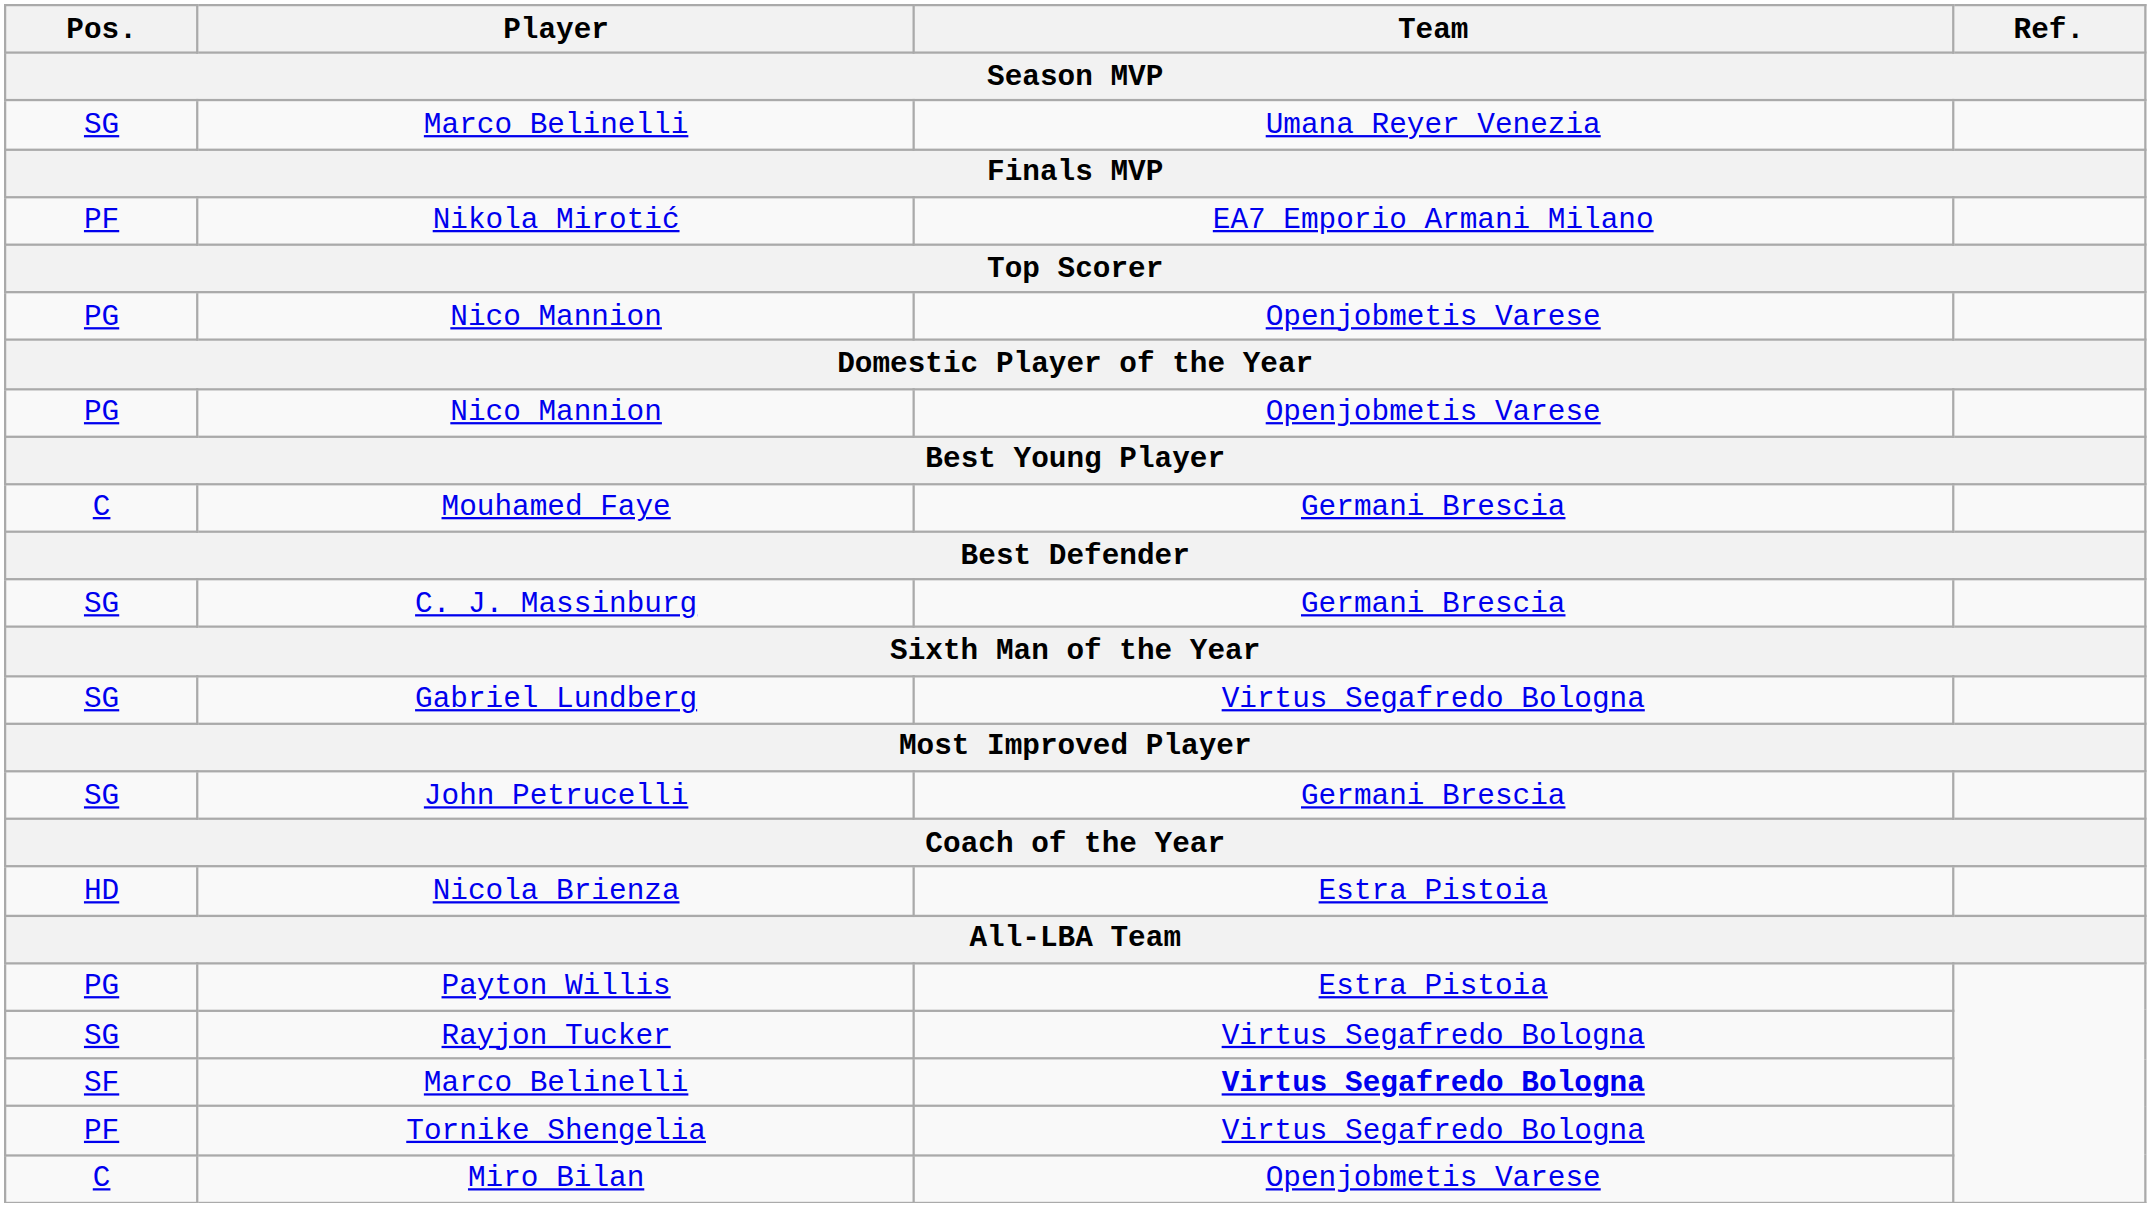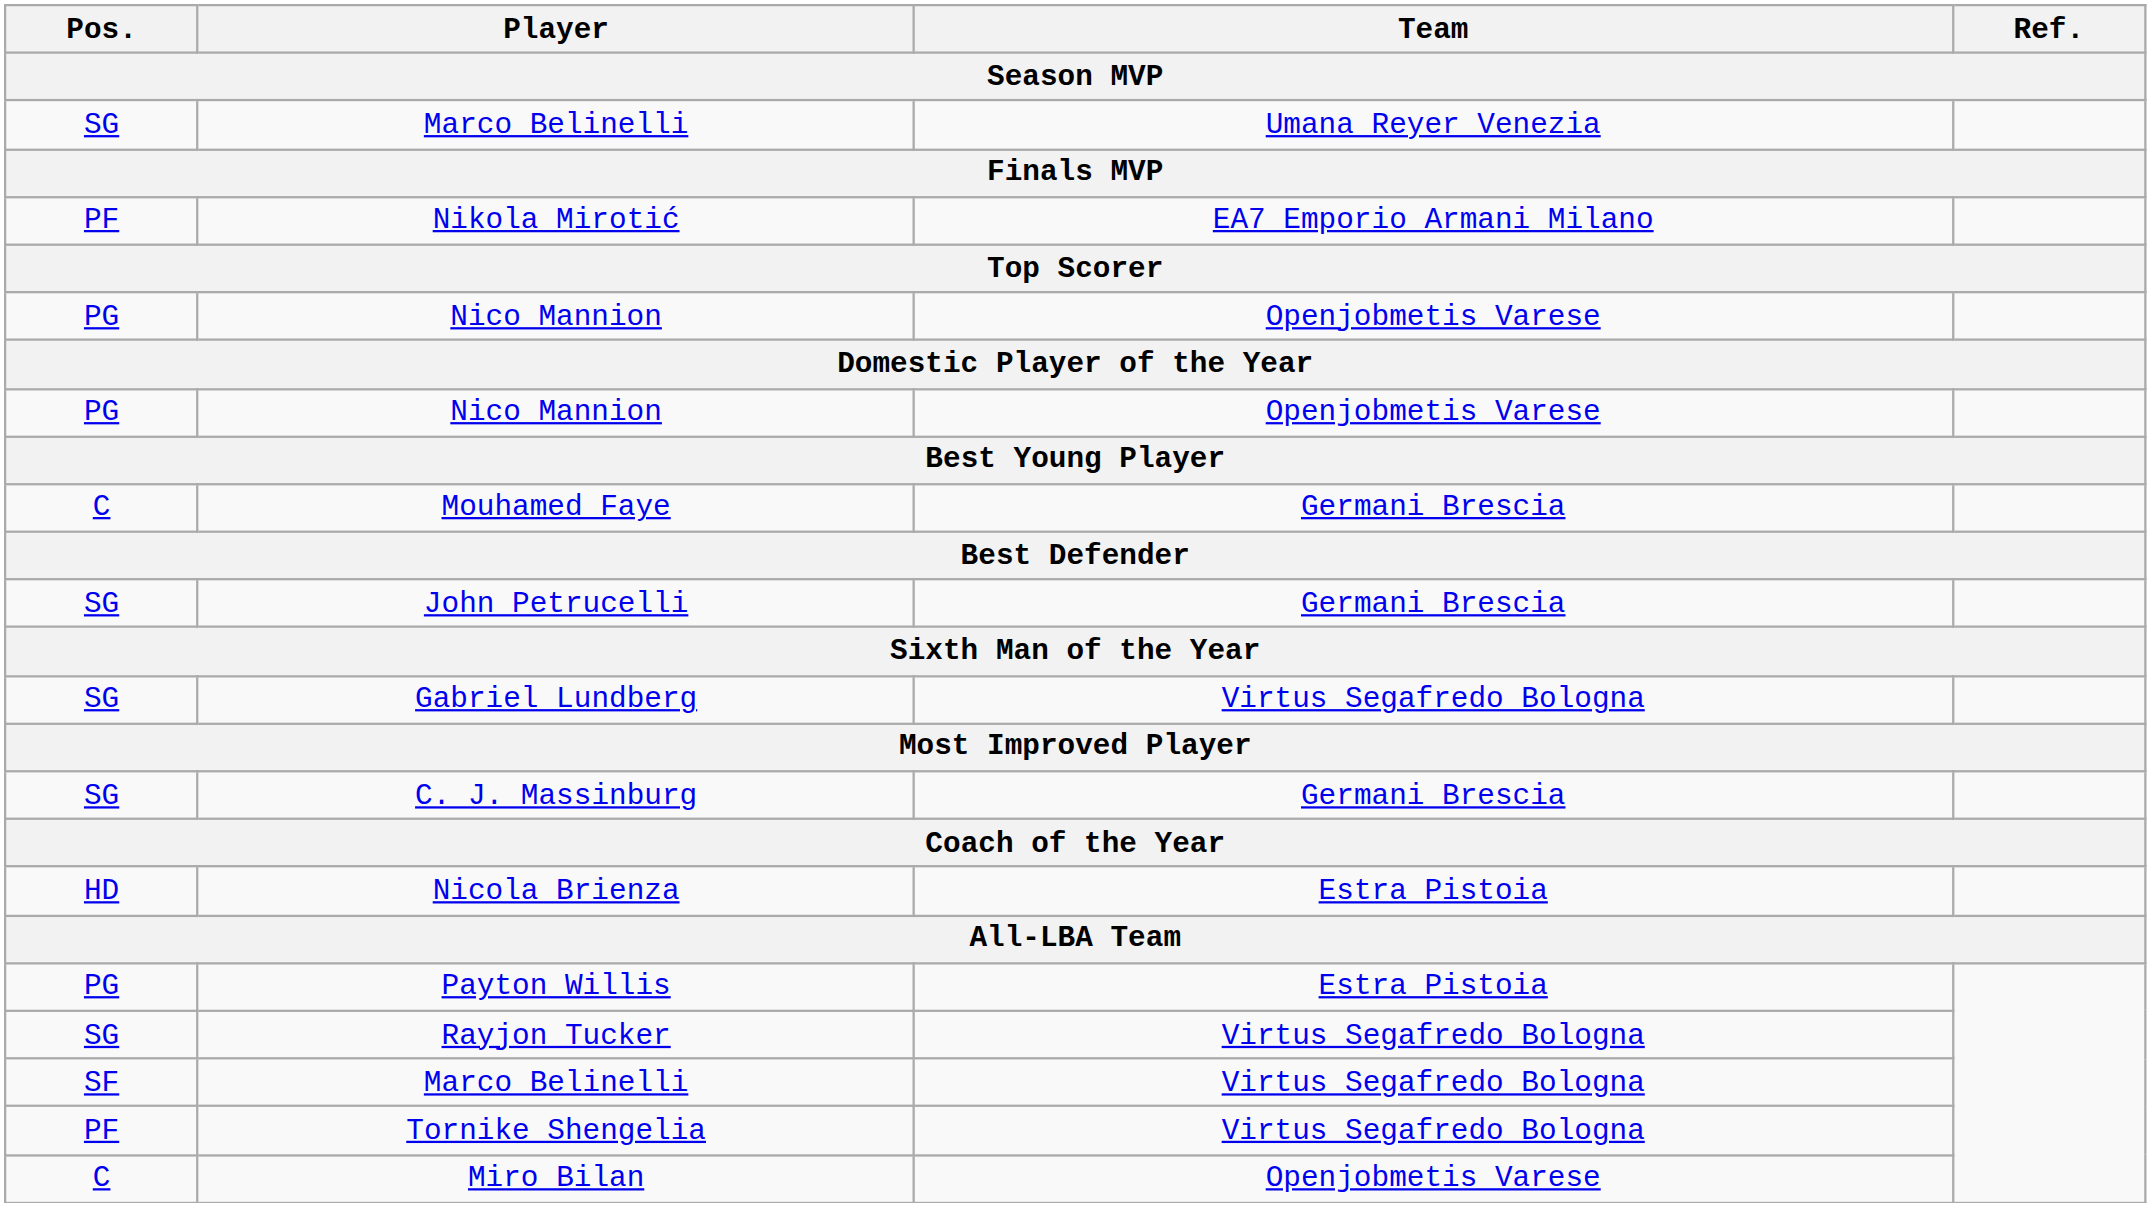rows swapped: (102, 795) <-> (102, 604)
(1433, 1083) bold -> (1433, 1083) normal
